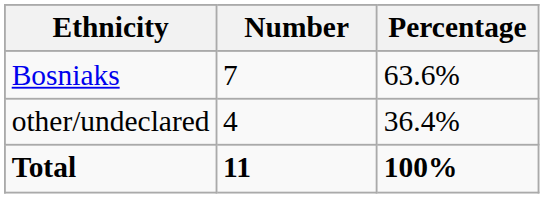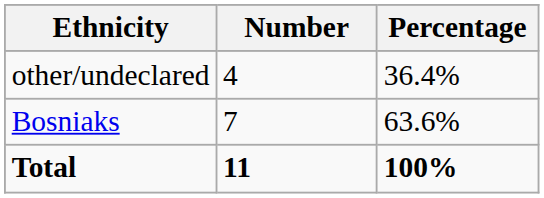rows swapped: (66, 74) <-> (111, 121)
